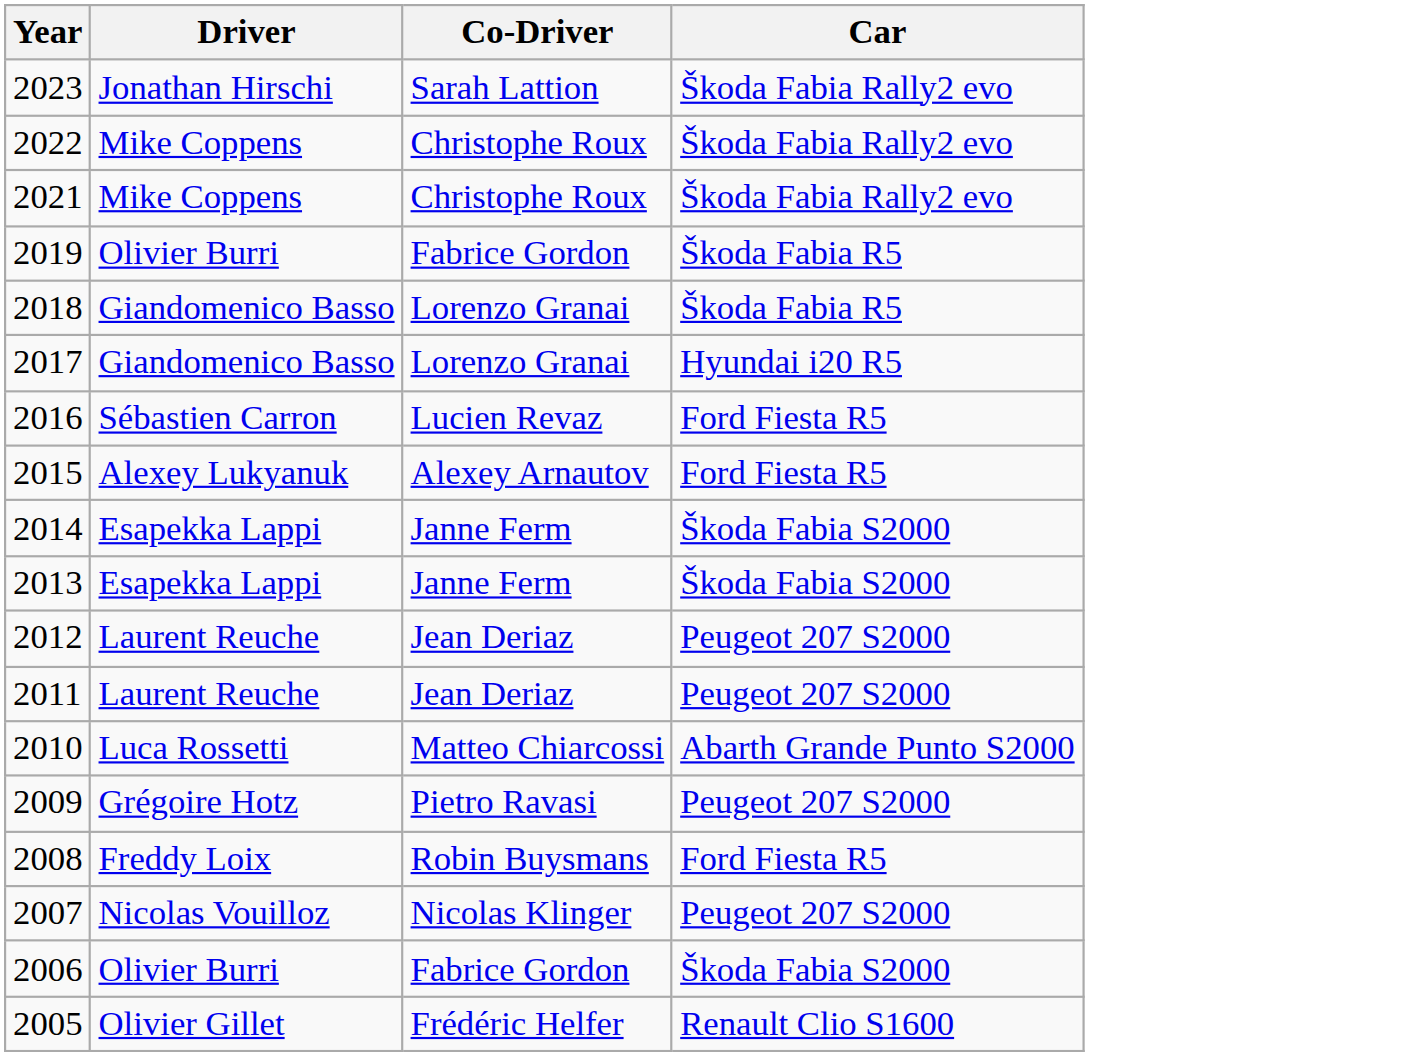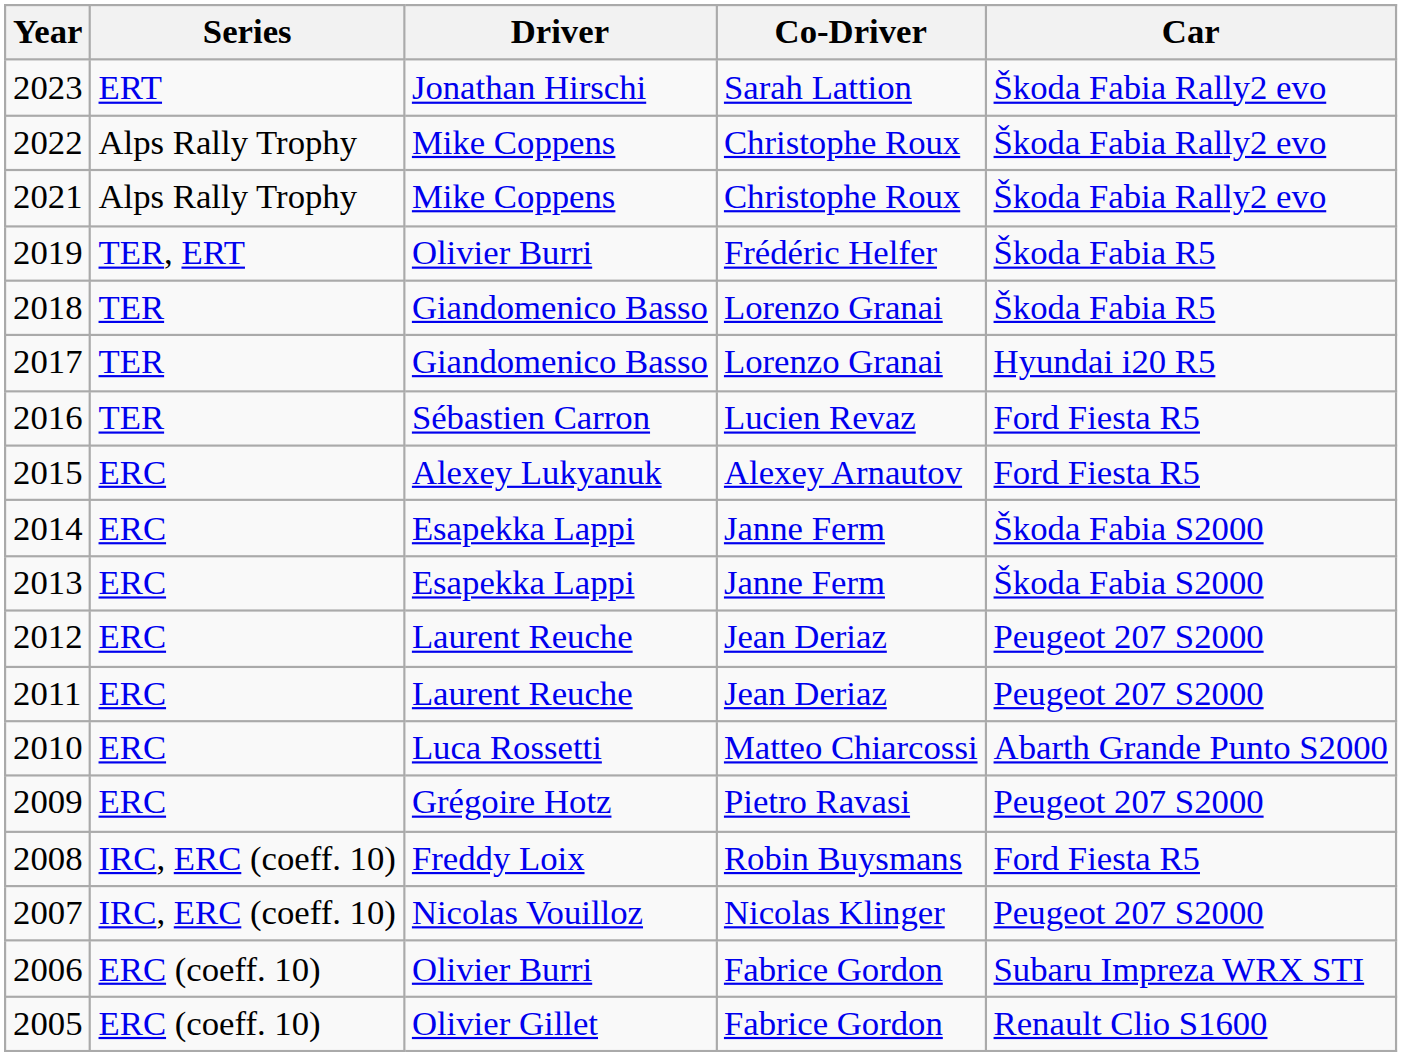+ column: (247, 32)
(520, 252) Fabrice Gordon -> (830, 252) Frédéric Helfer
(815, 968) Škoda Fabia S2000 -> (1179, 968) Subaru Impreza WRX STI
(517, 1023) Frédéric Helfer -> (833, 1023) Fabrice Gordon
